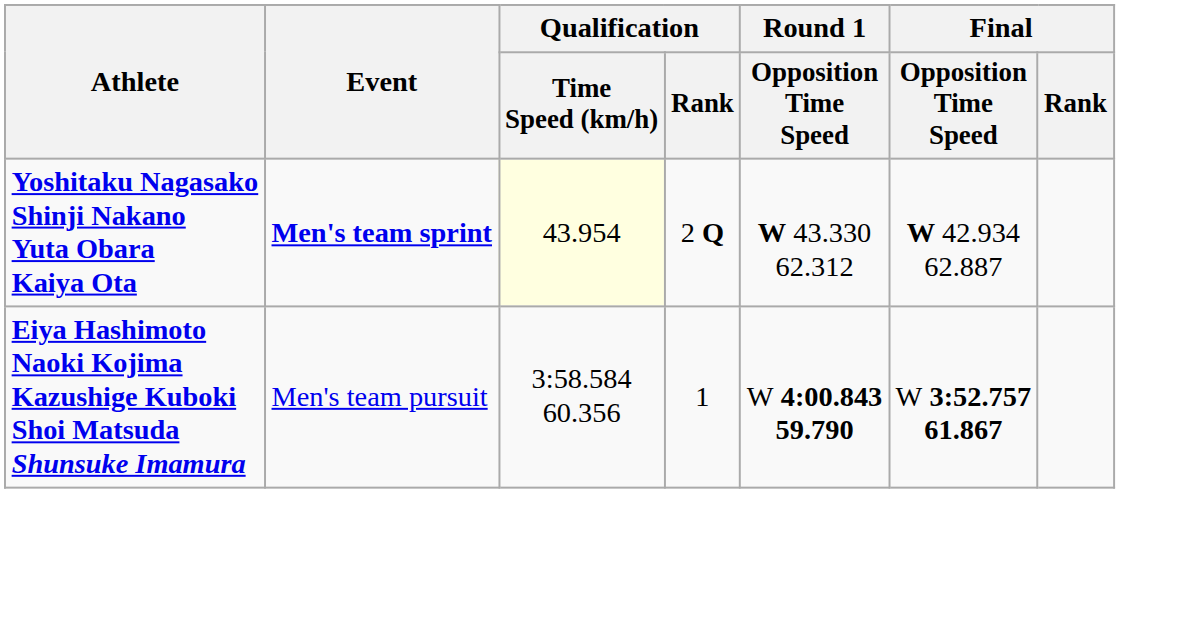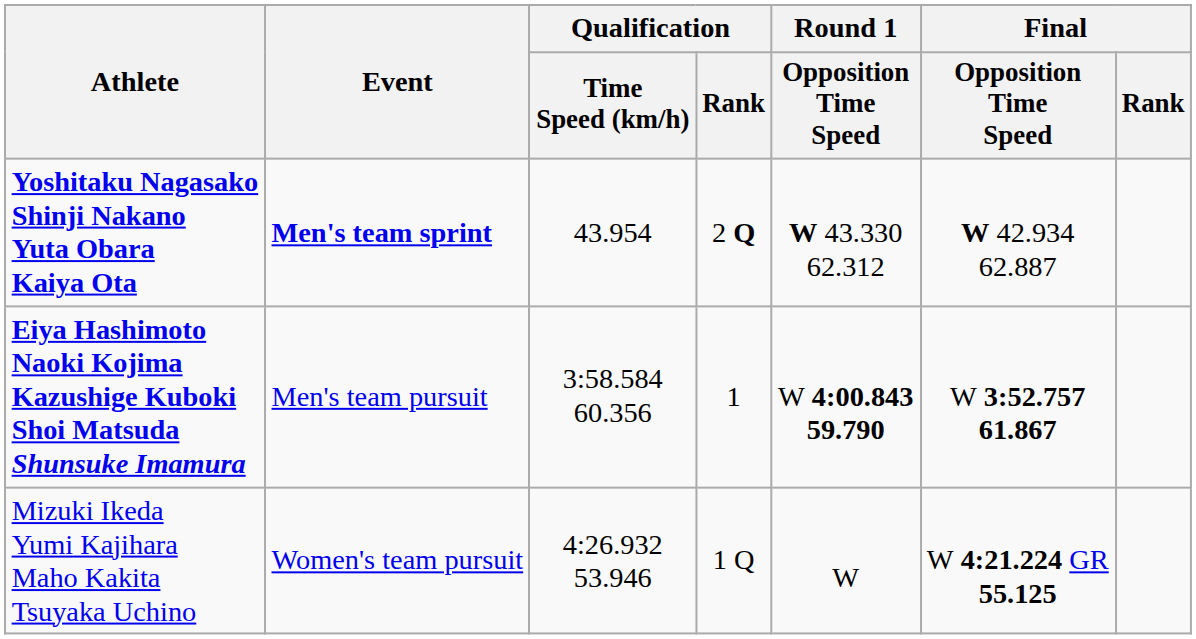(582, 232) lightyellow background -> (613, 232) no background
+ row: (104, 560)
